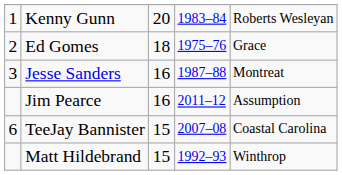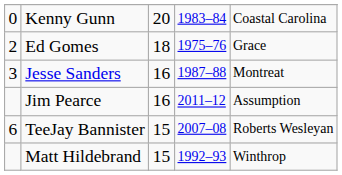(13, 18) 1 -> (13, 18) 0
(283, 18) Roberts Wesleyan -> (280, 18) Coastal Carolina
(280, 128) Coastal Carolina -> (283, 128) Roberts Wesleyan
